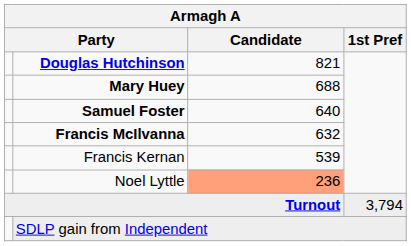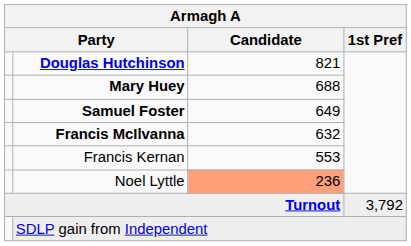(328, 110) 640 -> (328, 110) 649
(328, 157) 539 -> (328, 157) 553
(384, 205) 3,794 -> (384, 205) 3,792
